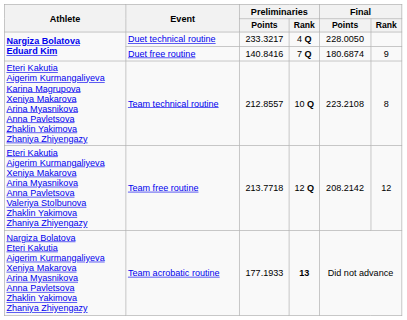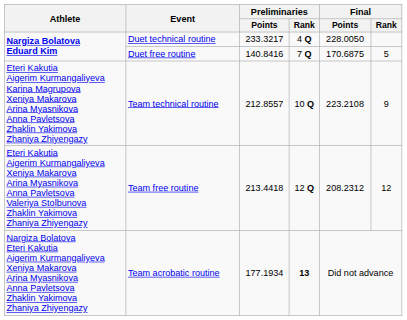(345, 54) 180.6874 -> (345, 54) 170.6875
(386, 54) 9 -> (386, 54) 5
(386, 104) 8 -> (386, 104) 9
(264, 189) 213.7718 -> (264, 189) 213.4418
(345, 189) 208.2142 -> (345, 189) 208.2312
(264, 273) 177.1933 -> (264, 273) 177.1934
